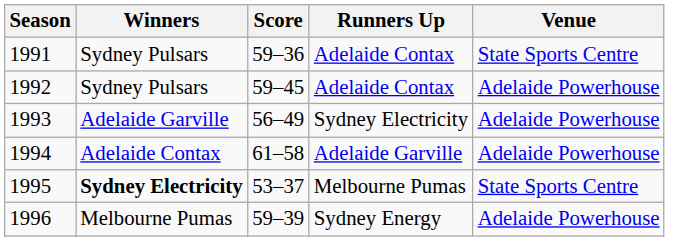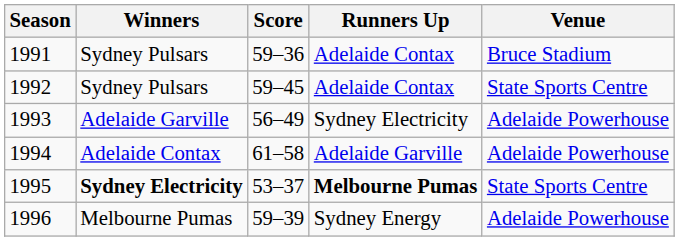(558, 53) State Sports Centre -> (549, 53) Bruce Stadium
(569, 86) Adelaide Powerhouse -> (567, 86) State Sports Centre
(390, 185) normal -> (396, 185) bold
